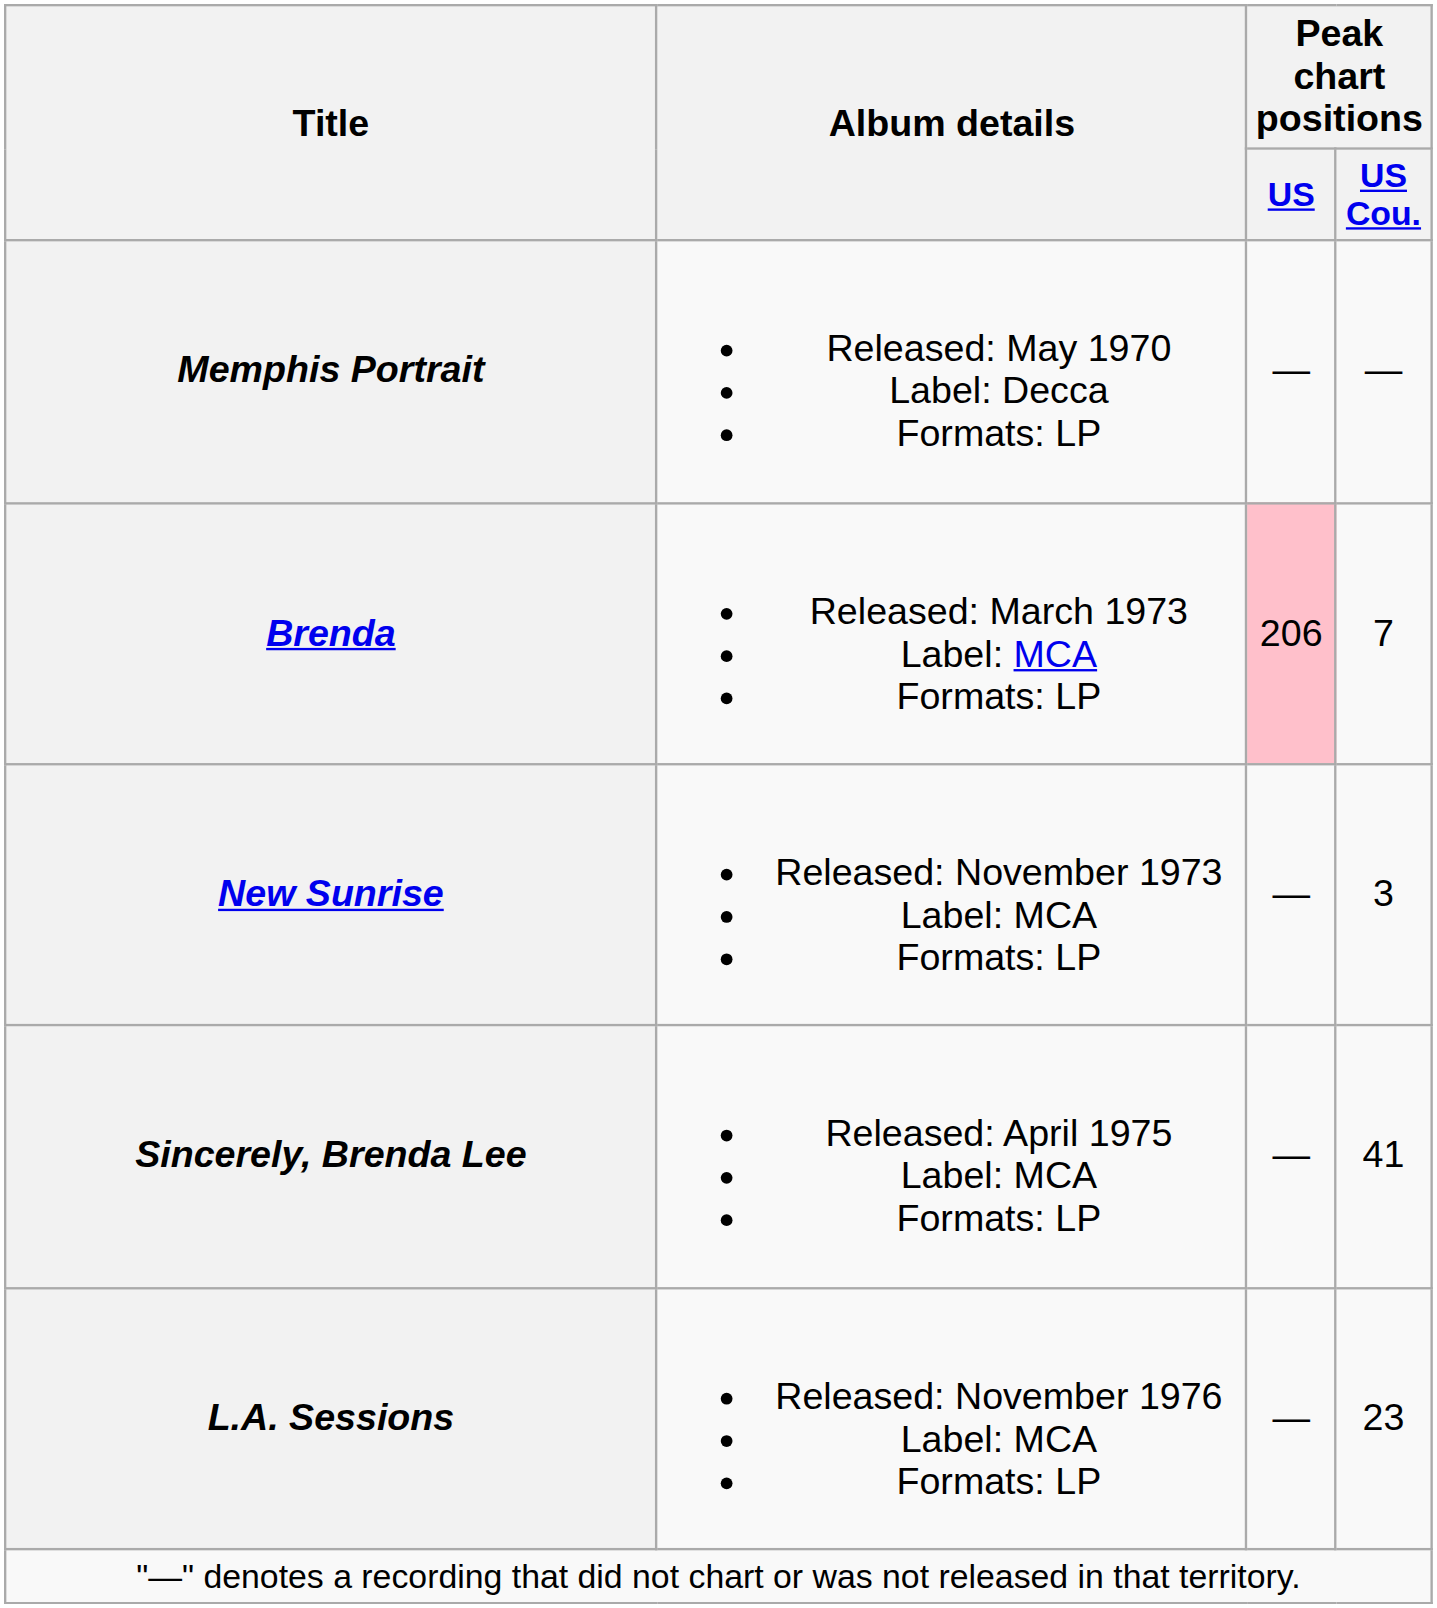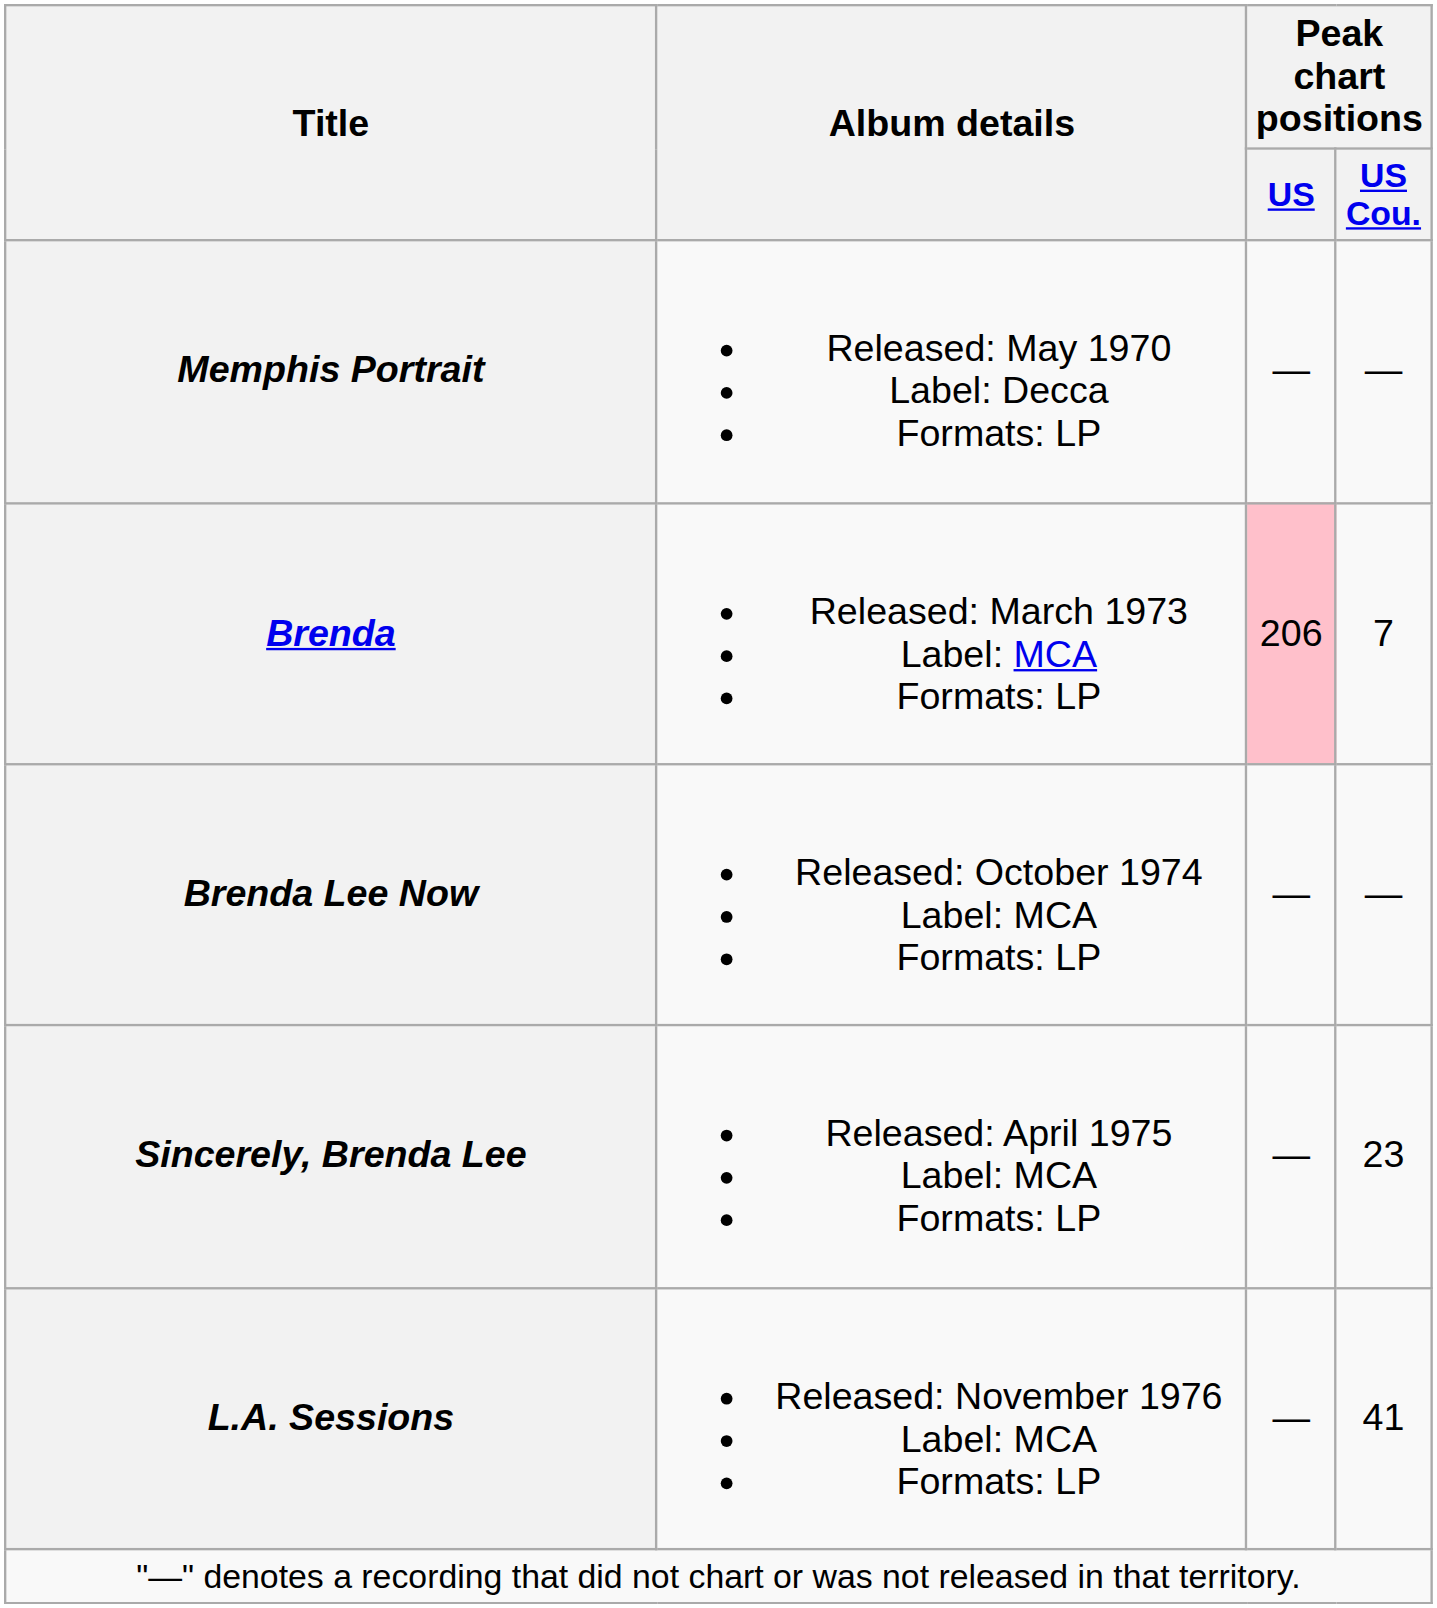- row: (331, 894)
+ row: (331, 894)
(1383, 1155) 41 -> (1383, 1155) 23
(1383, 1417) 23 -> (1383, 1417) 41
